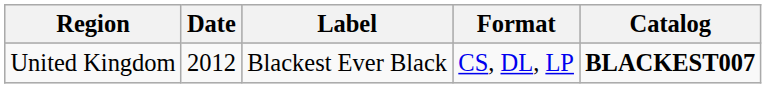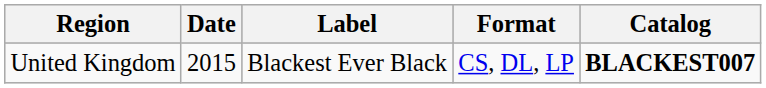(211, 62) 2012 -> (211, 62) 2015
